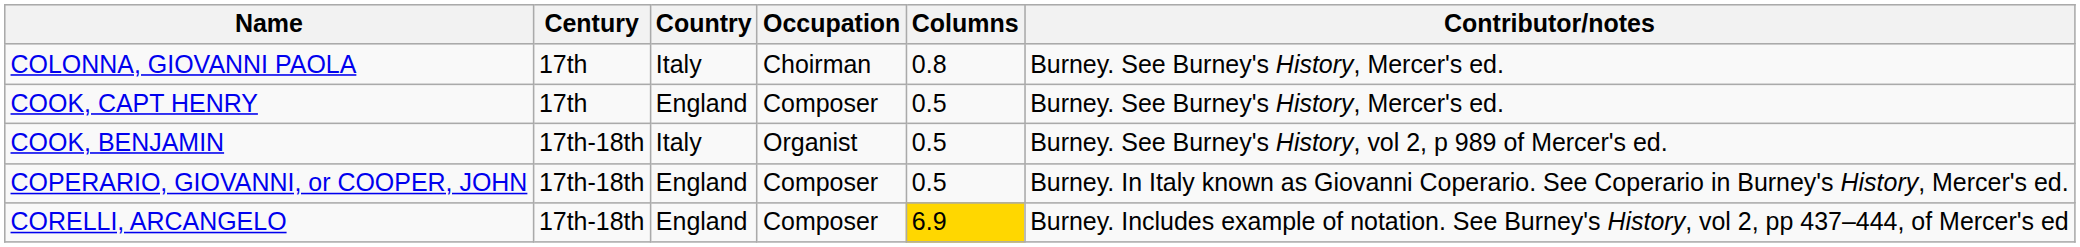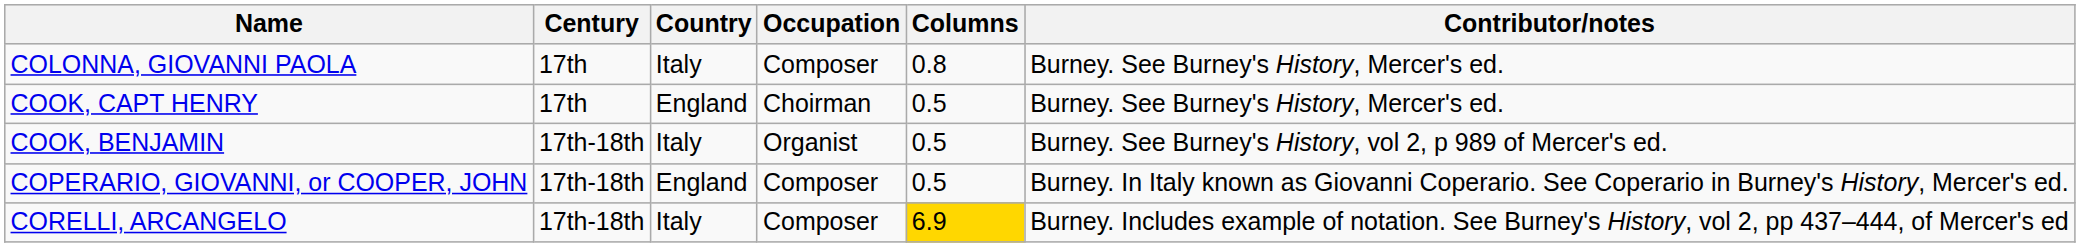(817, 63) Choirman -> (821, 63) Composer
(821, 103) Composer -> (817, 103) Choirman
(702, 222) England -> (679, 222) Italy
